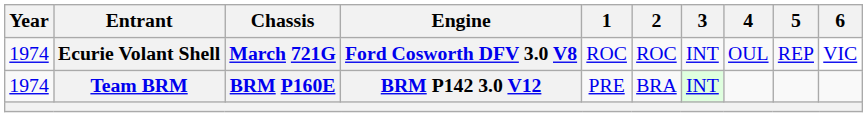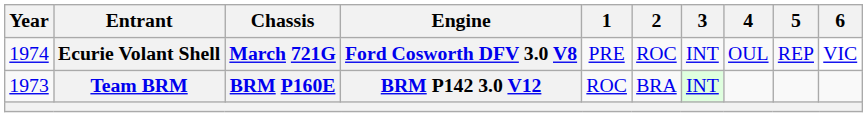(607, 53) ROC -> (607, 53) PRE
(29, 86) 1974 -> (29, 86) 1973
(607, 86) PRE -> (607, 86) ROC
